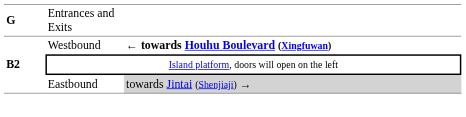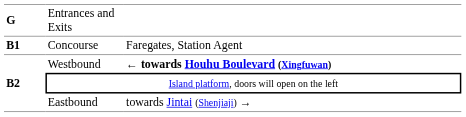+ row: (73, 45)
(189, 84) lightgrey background -> (189, 102) no background
